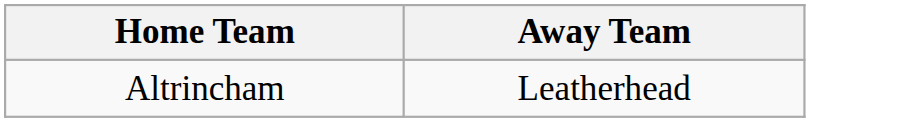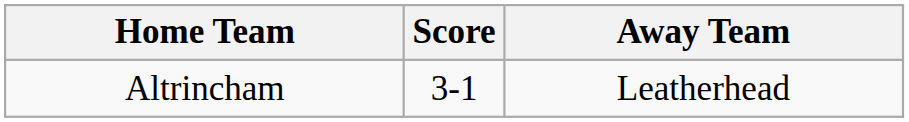+ column: (454, 32)
